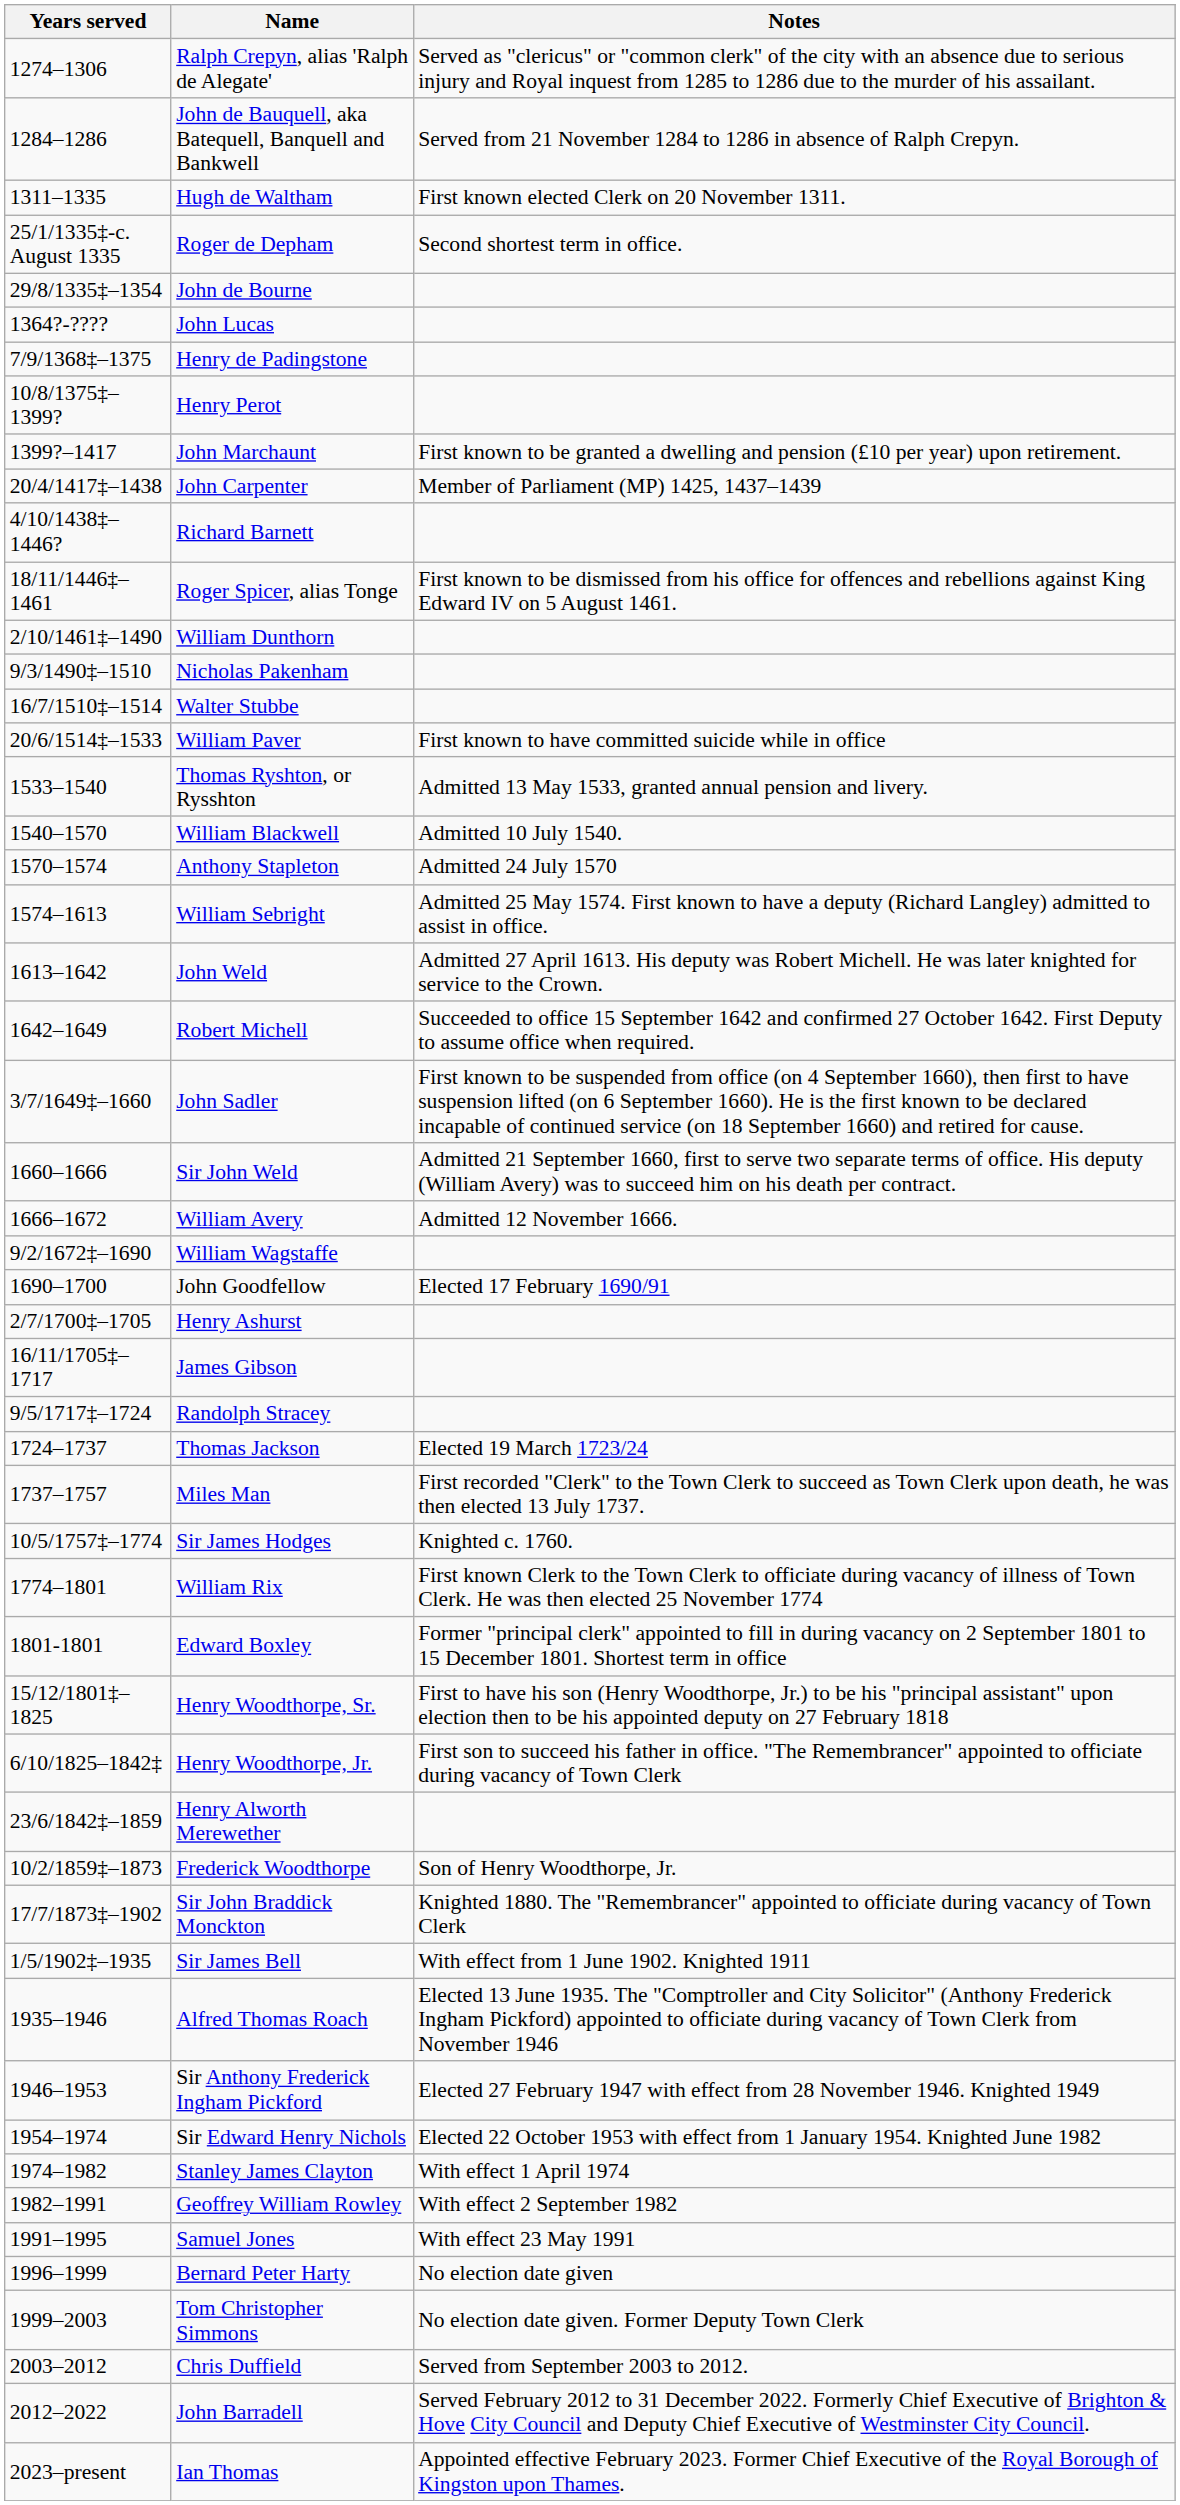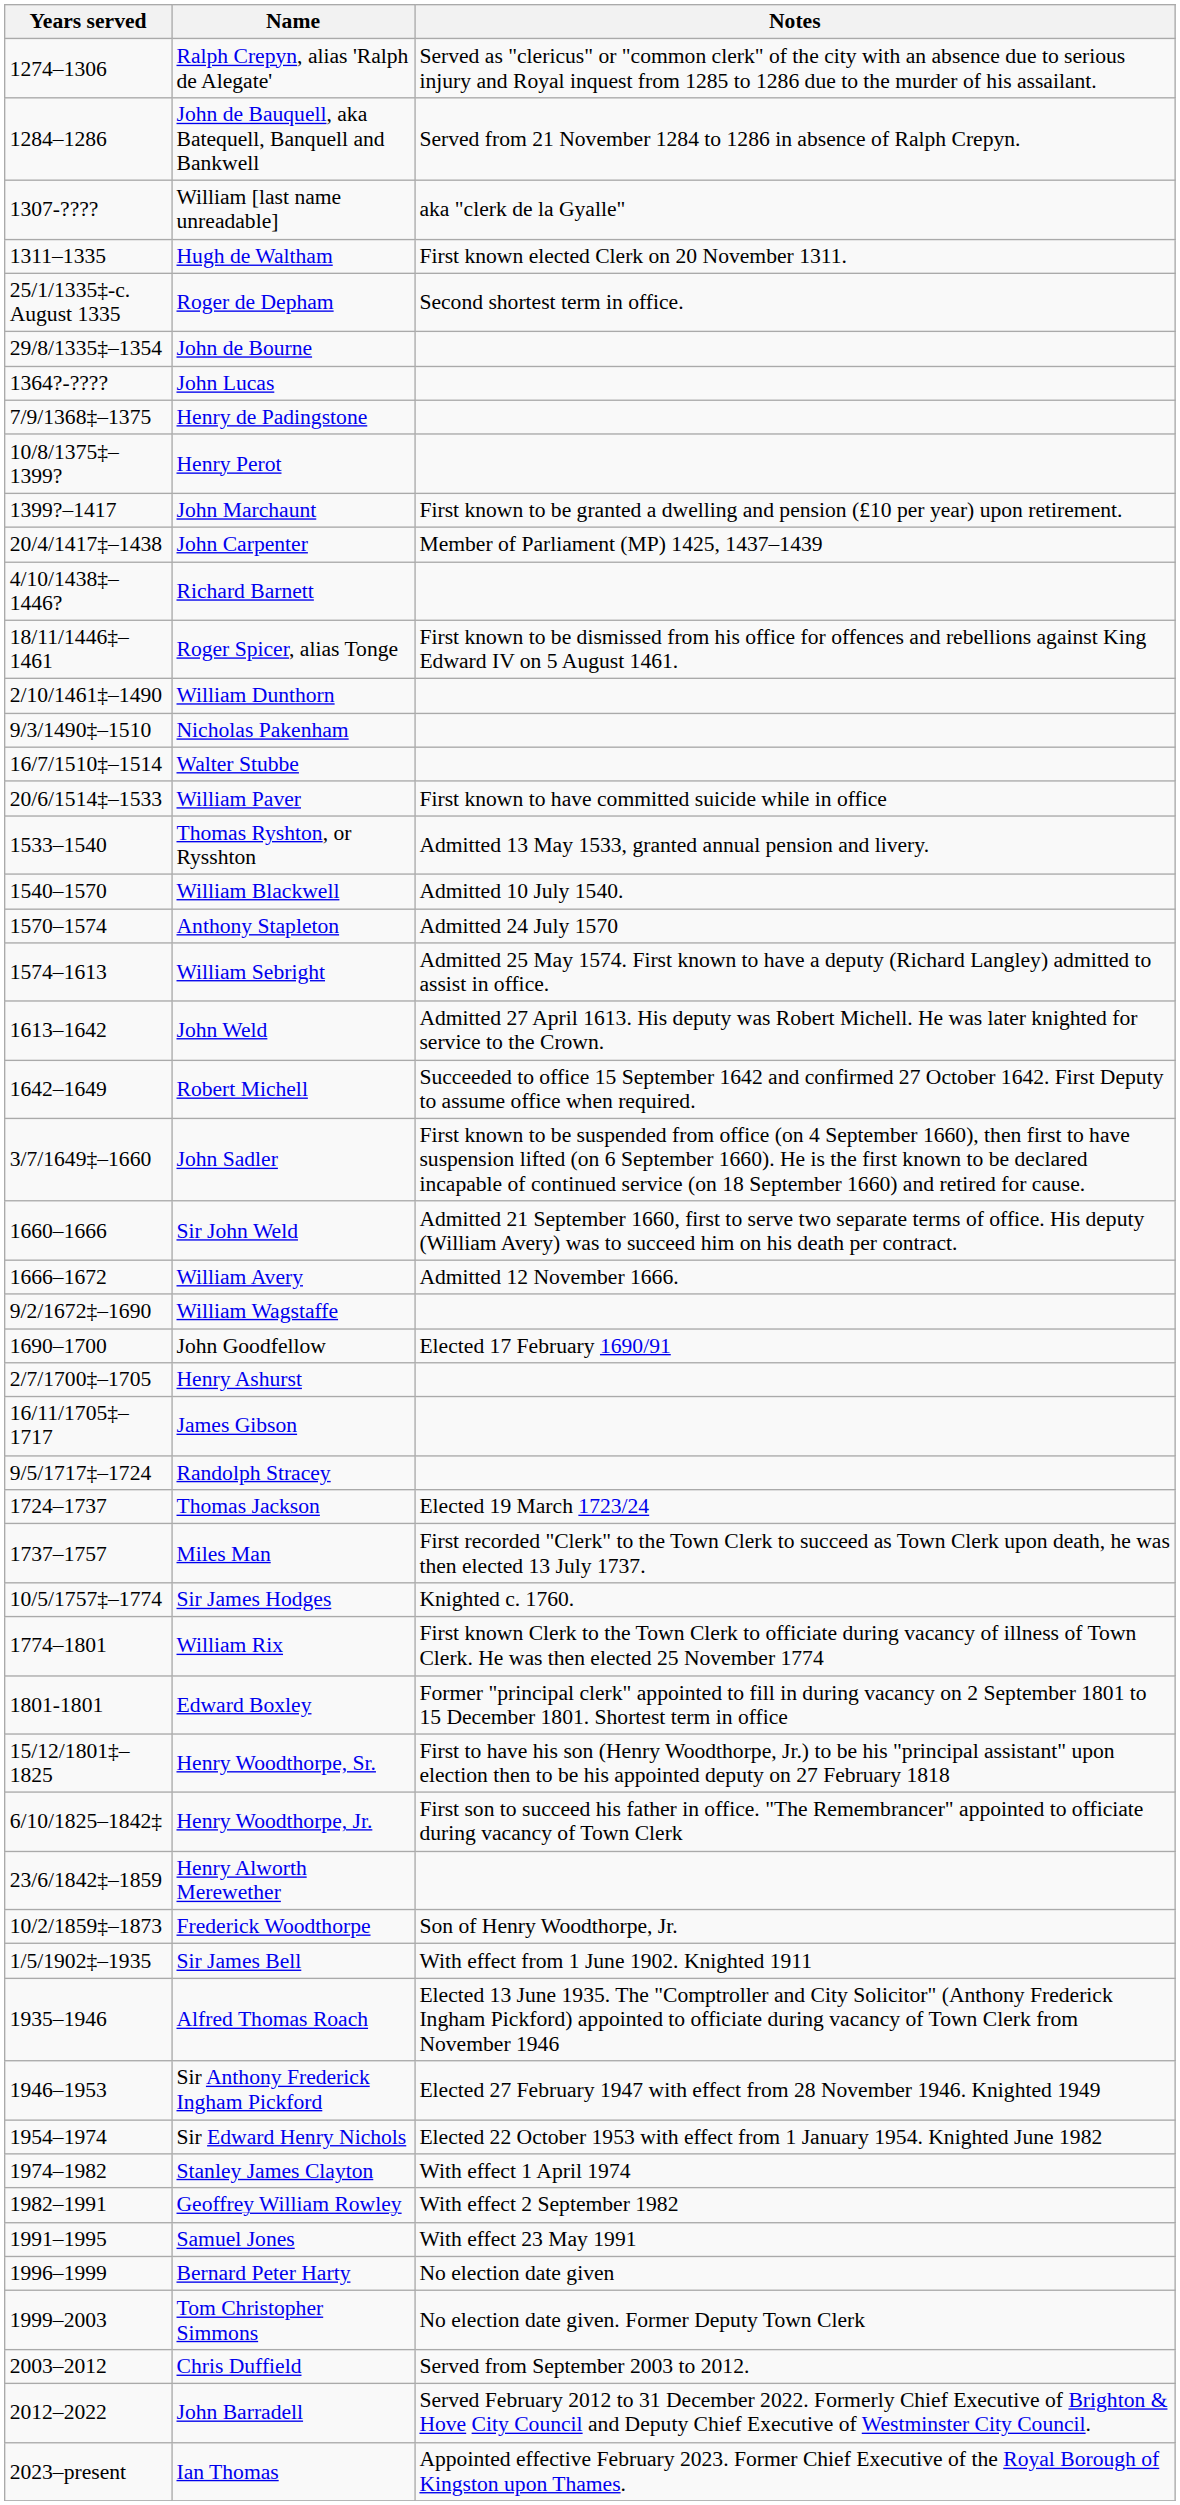+ row: (259, 209)
- row: (254, 1914)
